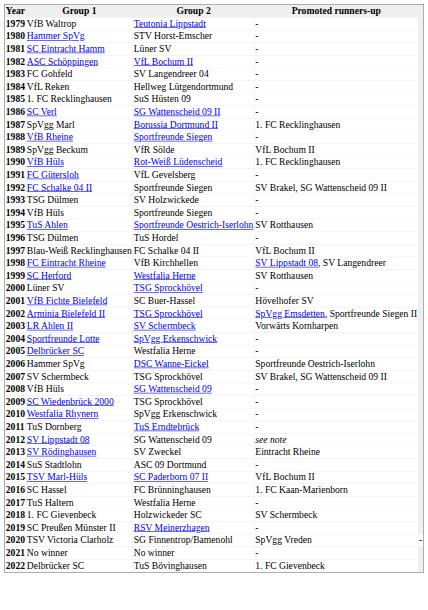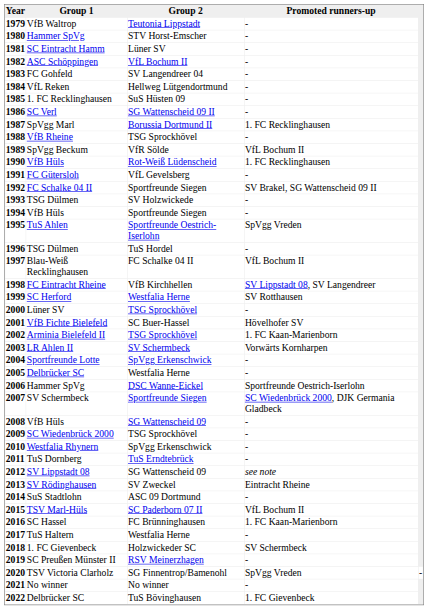(173, 137) Sportfreunde Siegen -> (163, 137) TSG Sprockhövel
(284, 225) SV Rotthausen -> (273, 225) SpVgg Vreden
(336, 313) SpVgg Emsdetten, Sportfreunde Siegen II -> (291, 335) 1. FC Kaan-Marienborn
(168, 376) TSG Sprockhövel -> (167, 398) Sportfreunde Siegen
(321, 376) SV Brakel, SG Wattenscheid 09 II -> (320, 403) SC Wiedenbrück 2000, DJK Germania Gladbeck
